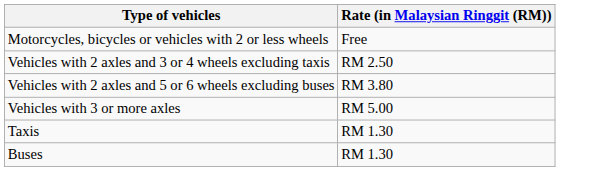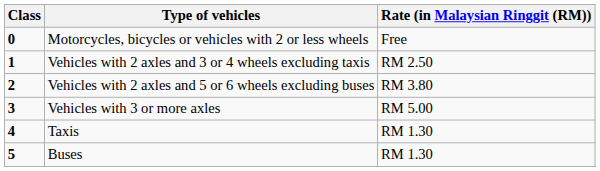+ column: (24, 16)
